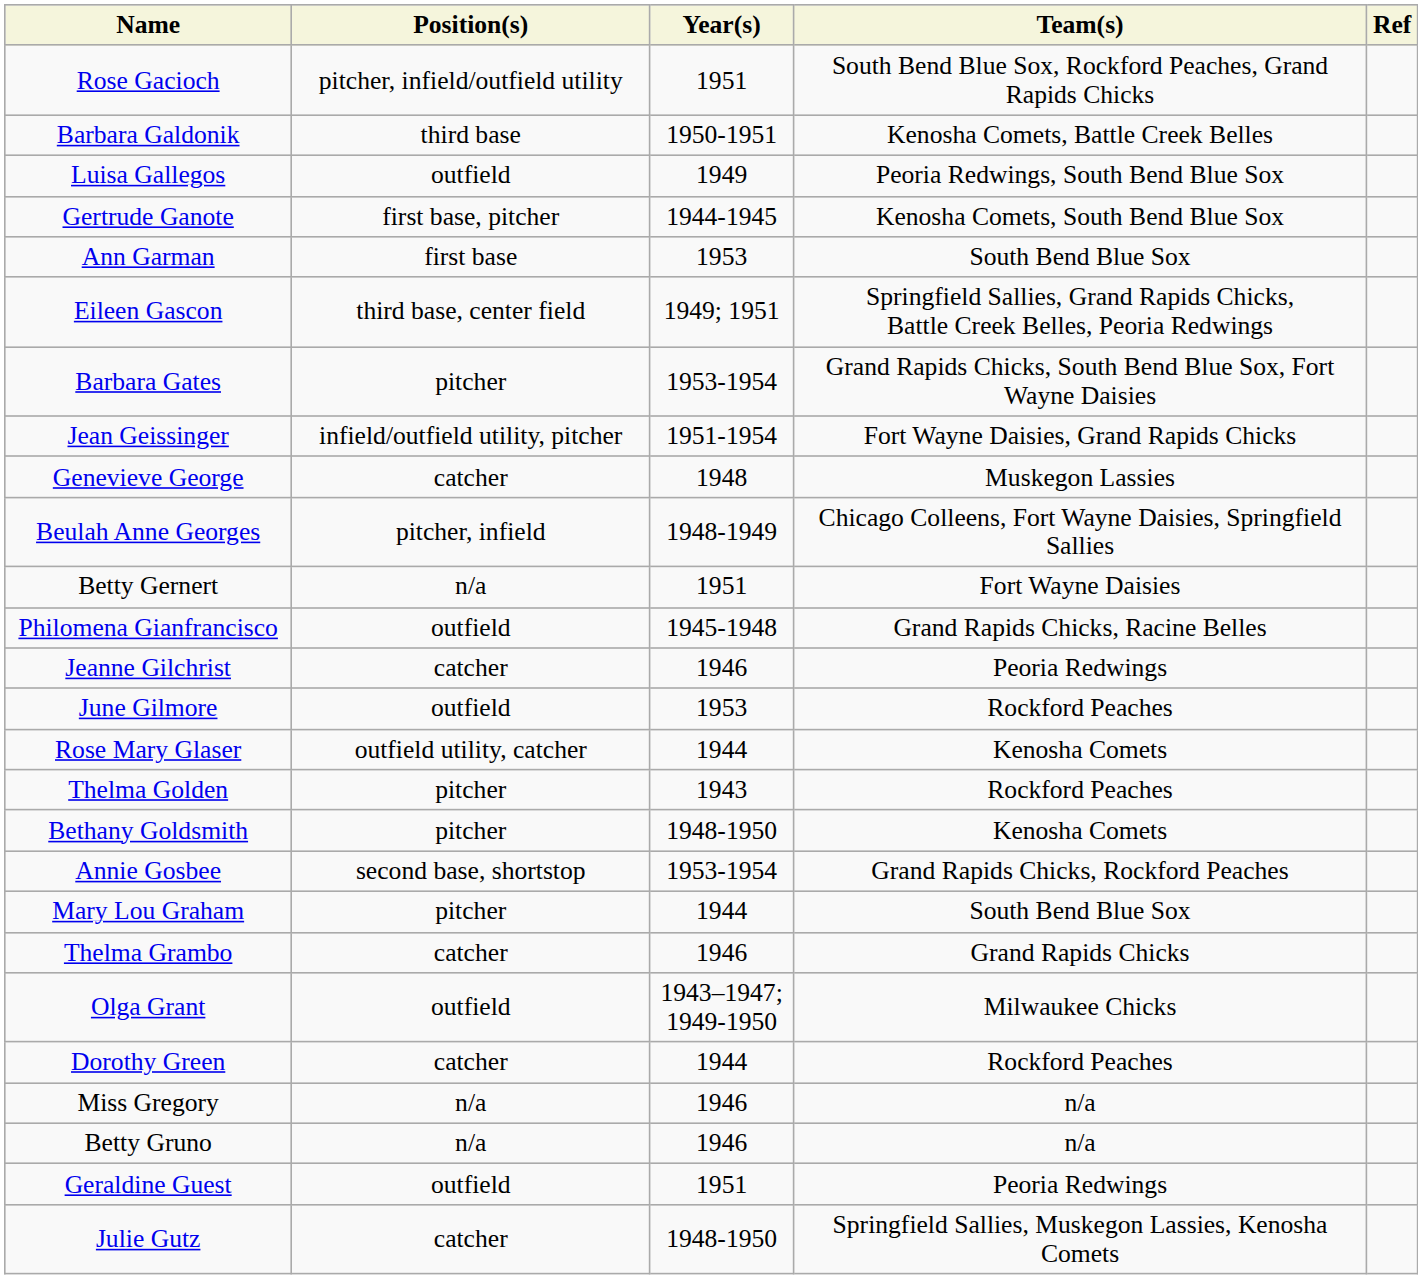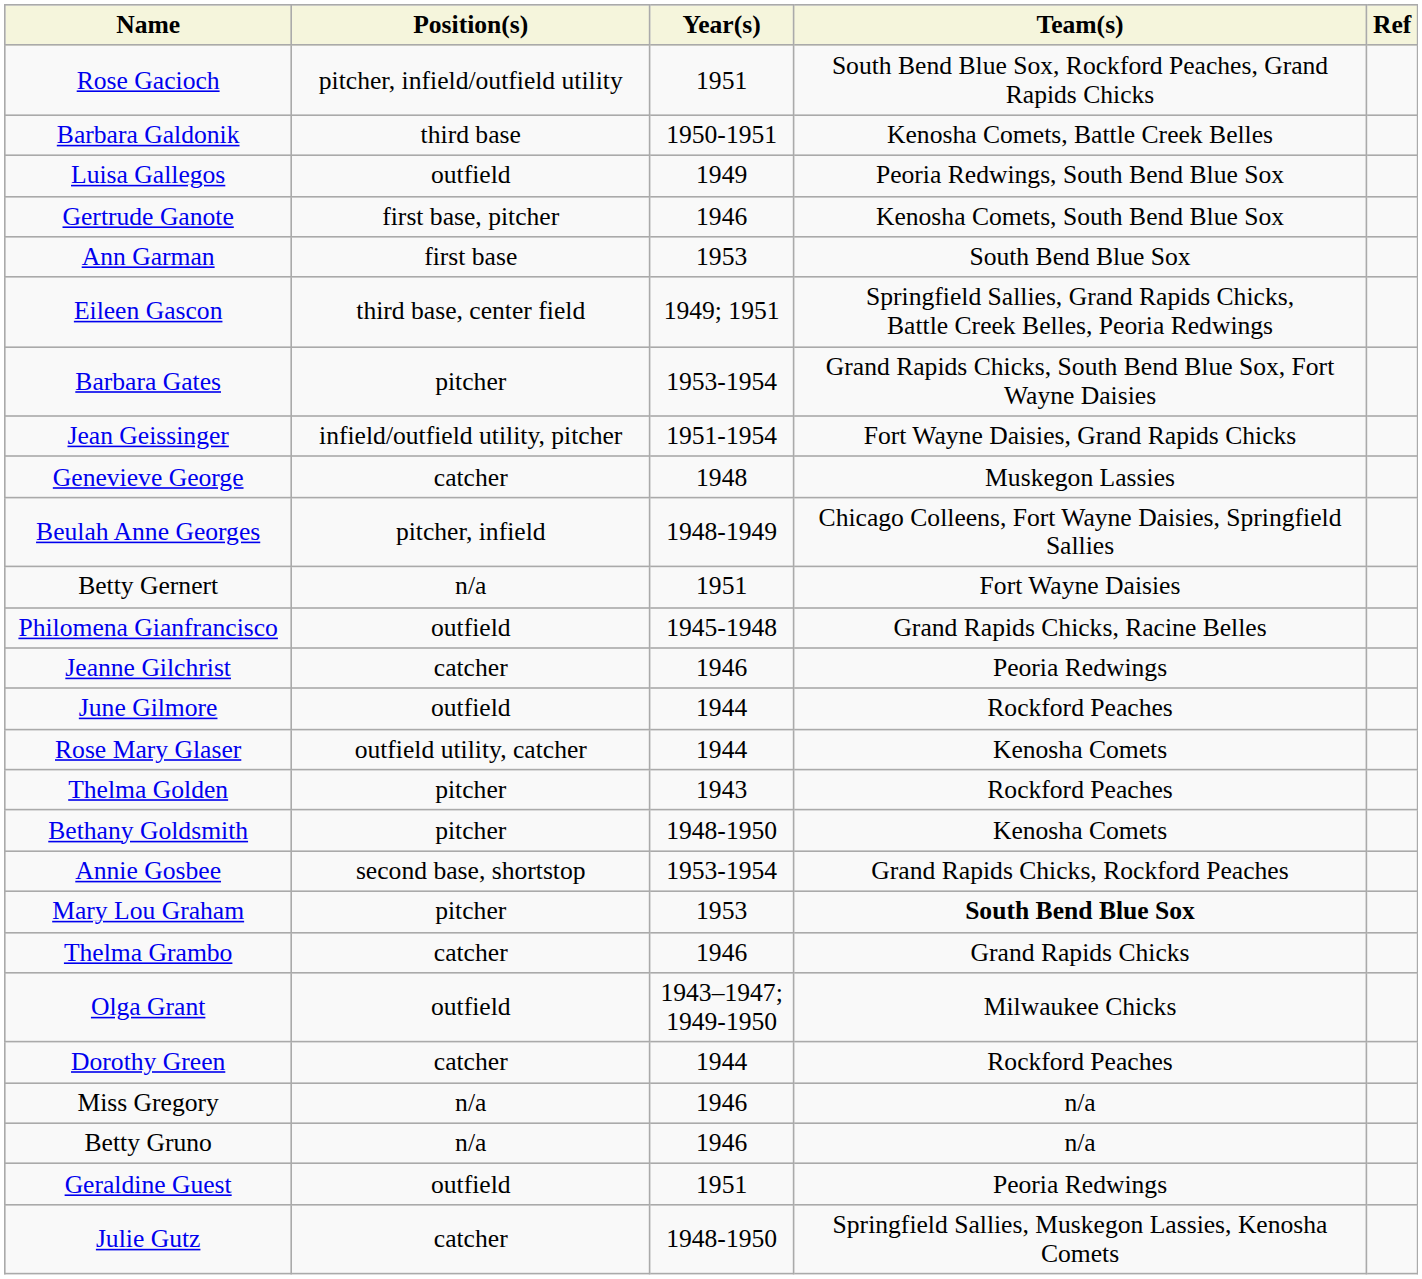(722, 216) 1944-1945 -> (722, 216) 1946
(722, 708) 1953 -> (722, 708) 1944
(722, 911) 1944 -> (722, 911) 1953
(1080, 911) normal -> (1080, 911) bold
